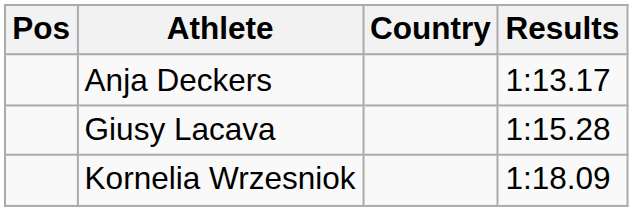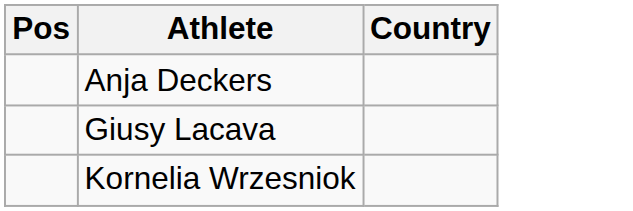- column: (562, 29)
